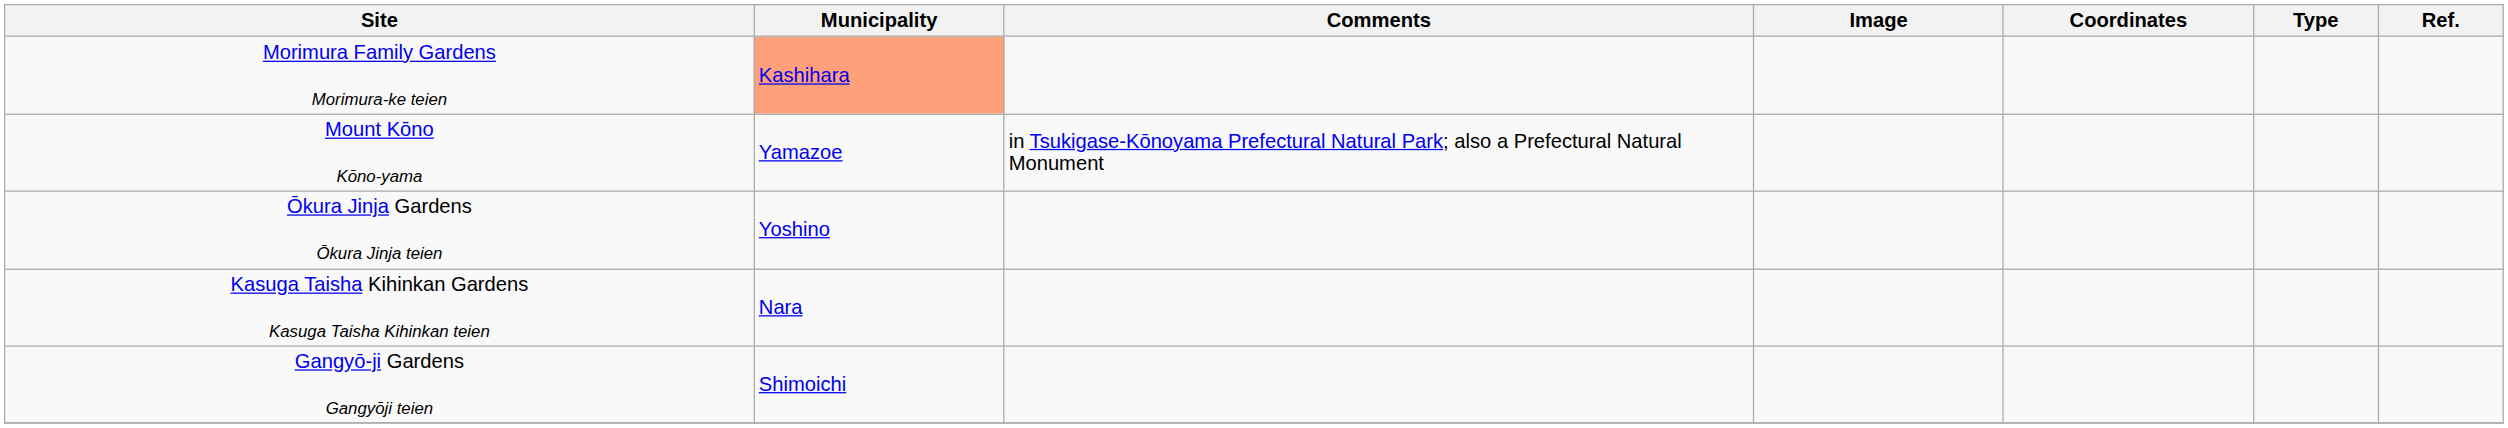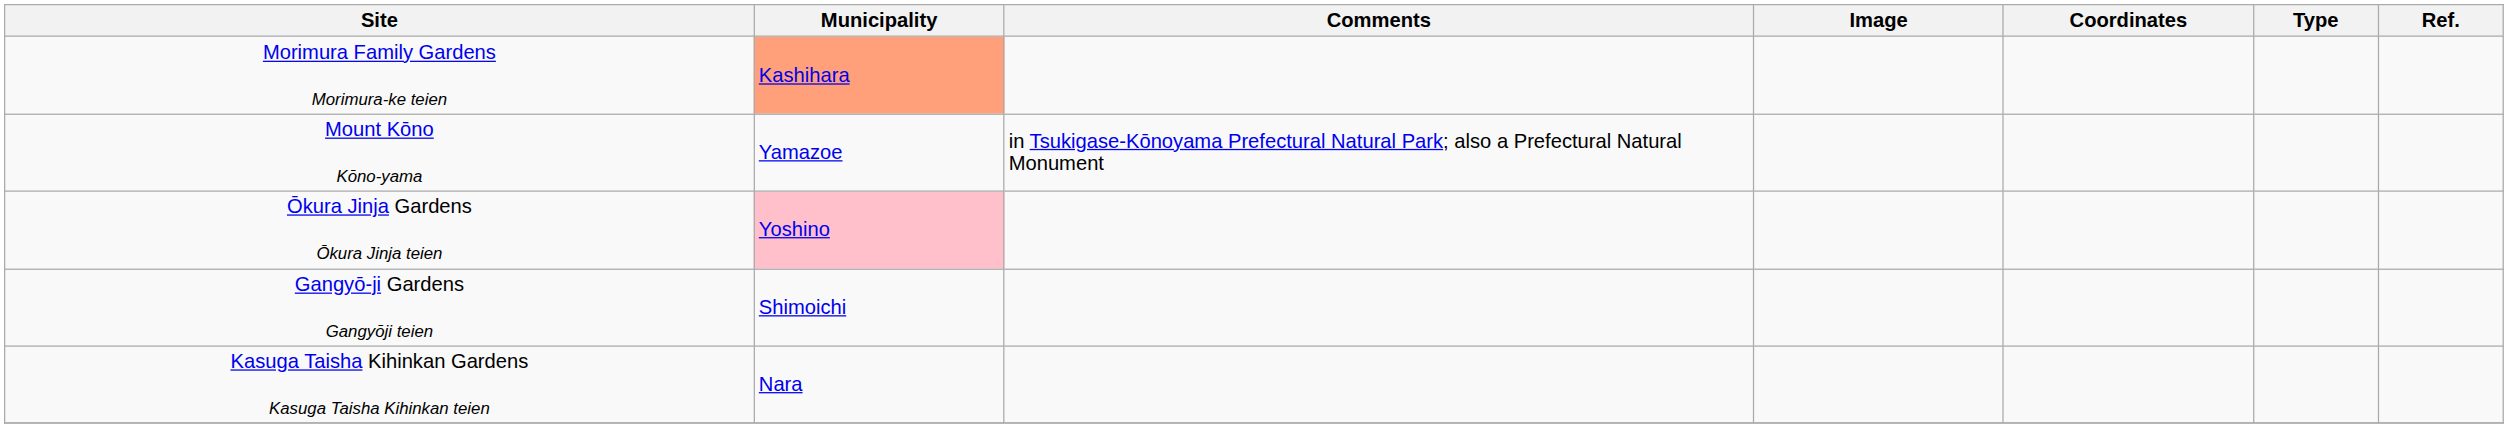(794, 229) no background -> (794, 229) pink background
rows swapped: (379, 384) <-> (379, 307)
